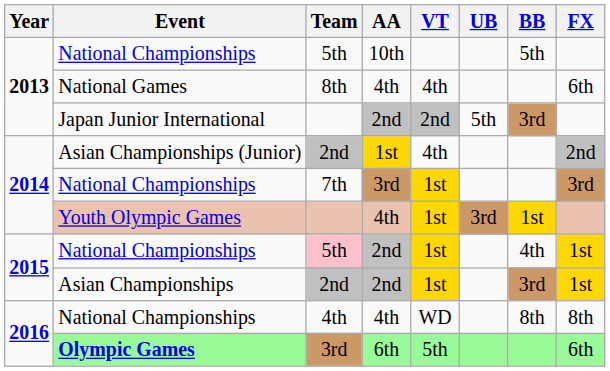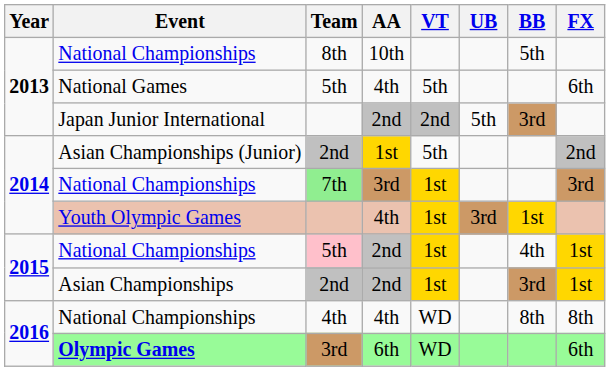(334, 53) 5th -> (334, 53) 8th
(334, 86) 8th -> (334, 86) 5th
(435, 86) 4th -> (435, 86) 5th
(435, 152) 4th -> (435, 152) 5th
(334, 185) no background -> (334, 185) lightgreen background
(435, 349) 5th -> (435, 349) WD
